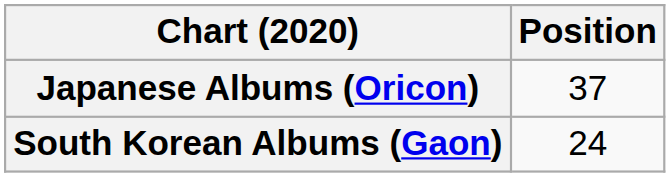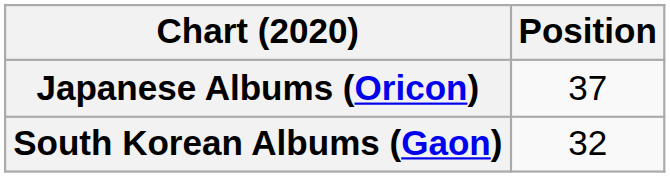(588, 143) 24 -> (588, 143) 32
